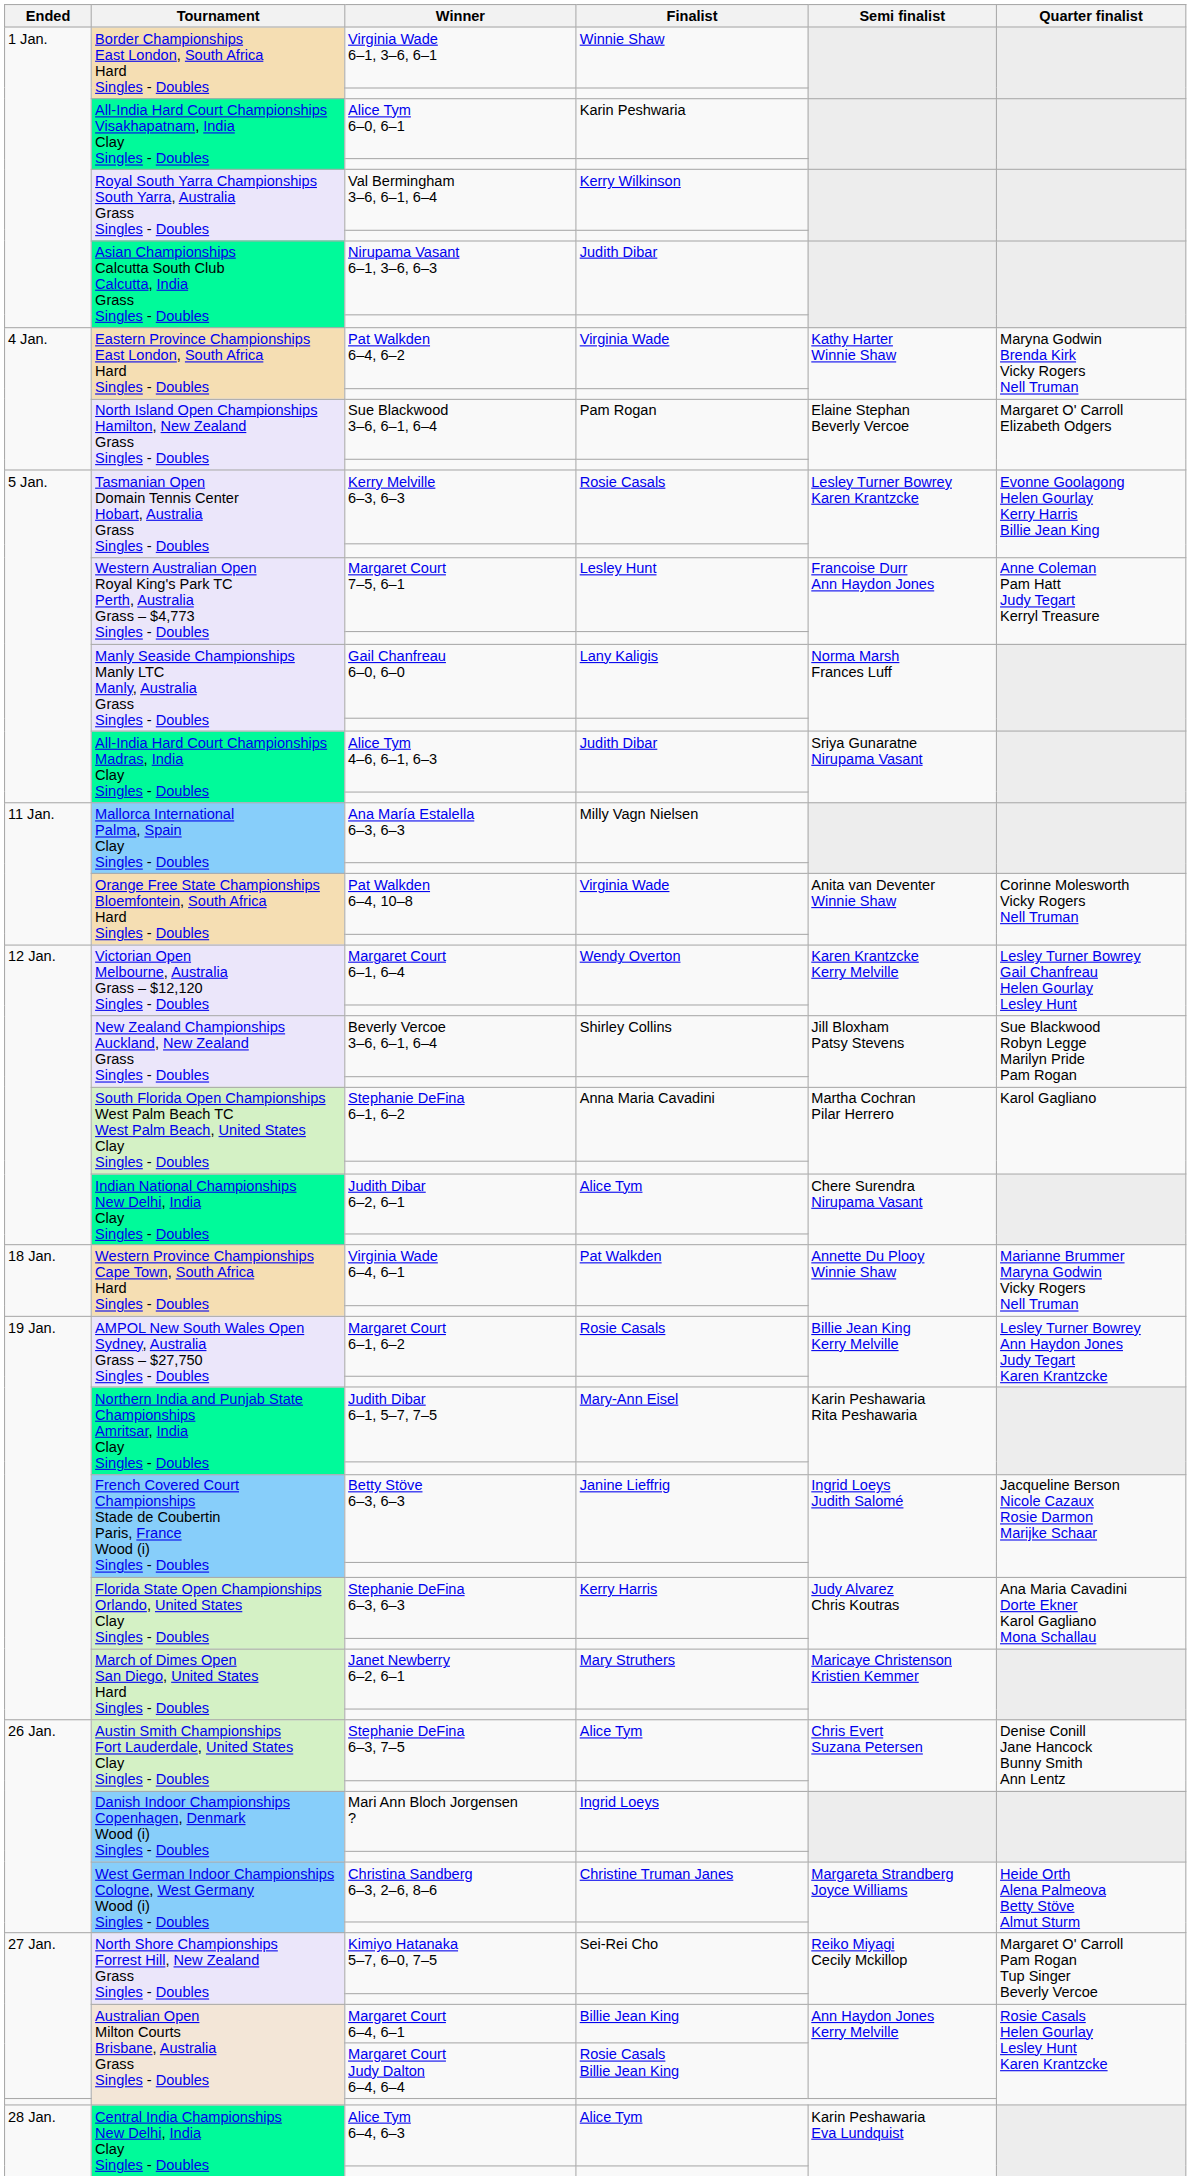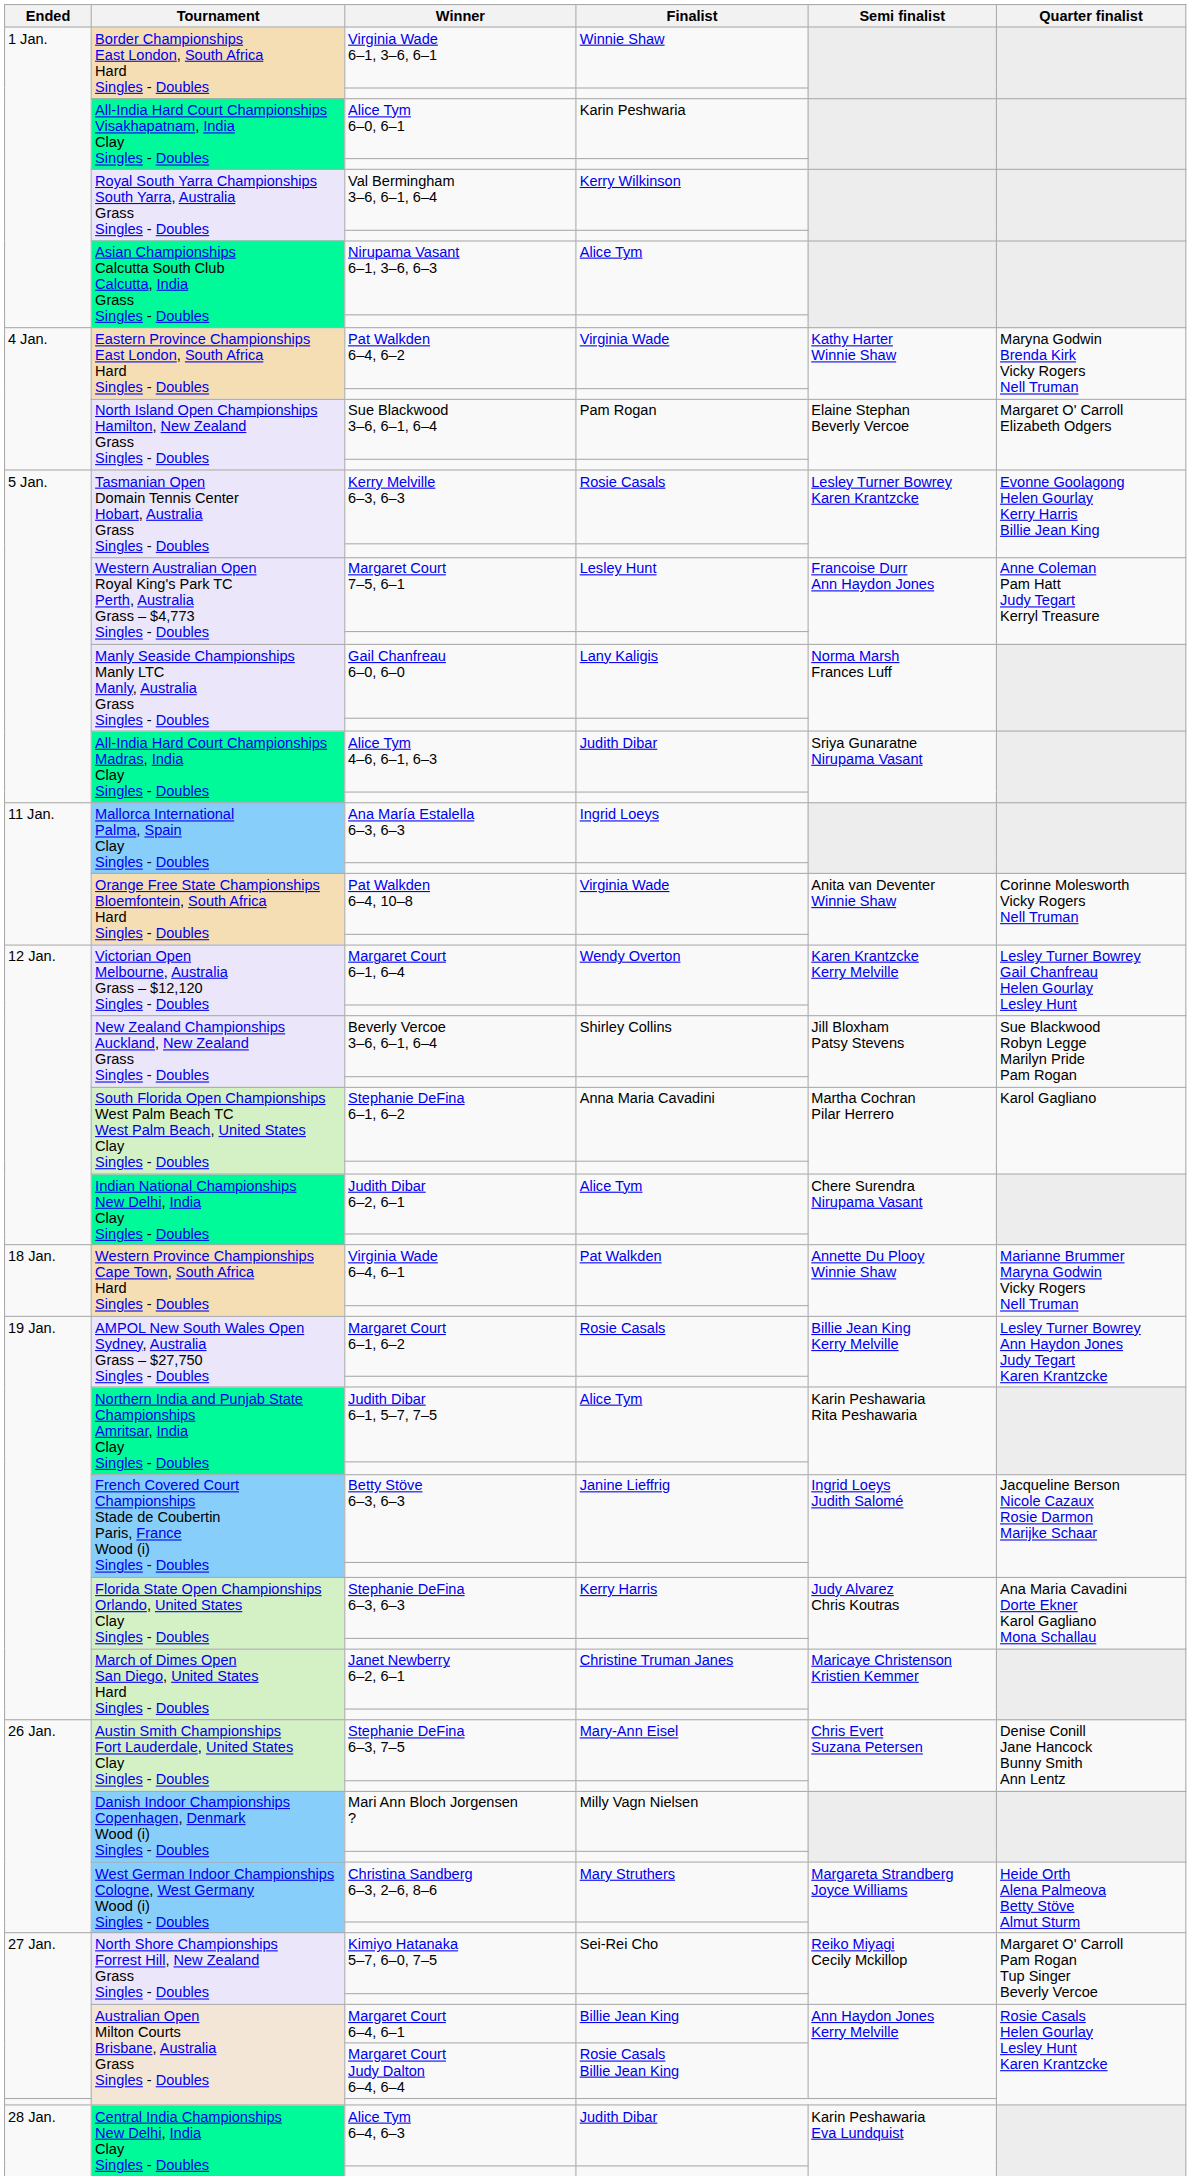(619, 252) Judith Dibar -> (611, 252) Alice Tym
(639, 814) Milly Vagn Nielsen -> (619, 814) Ingrid Loeys
(629, 1398) Mary-Ann Eisel -> (611, 1398) Alice Tym
(627, 1660) Mary Struthers -> (656, 1660) Christine Truman Janes
(611, 1731) Alice Tym -> (629, 1731) Mary-Ann Eisel
(619, 1802) Ingrid Loeys -> (639, 1802) Milly Vagn Nielsen
(656, 1873) Christine Truman Janes -> (627, 1873) Mary Struthers
(611, 2116) Alice Tym -> (619, 2116) Judith Dibar
